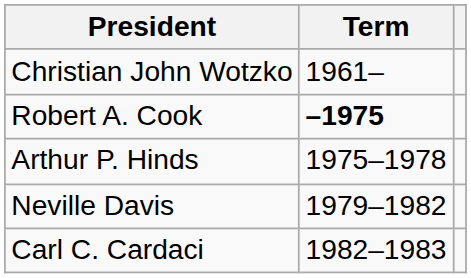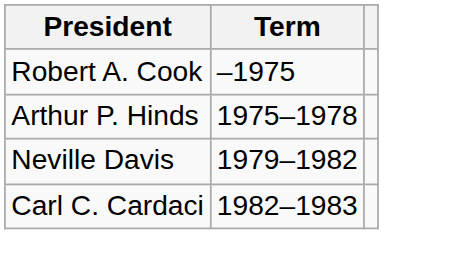- row: (152, 71)
(345, 116) bold -> (256, 71) normal
